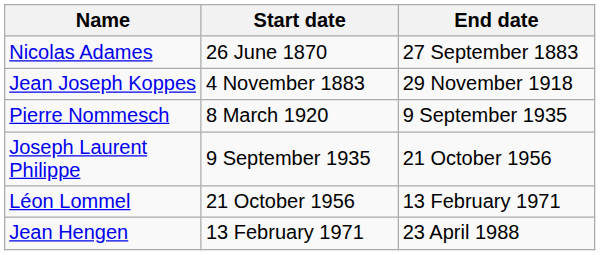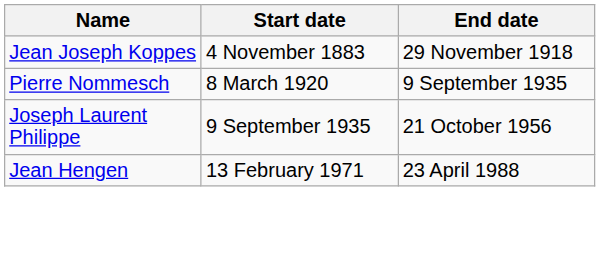- row: (81, 52)
- row: (70, 201)
